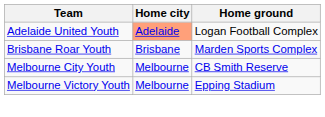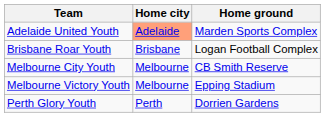(256, 31) Logan Football Complex -> (256, 31) Marden Sports Complex
(256, 49) Marden Sports Complex -> (256, 49) Logan Football Complex
+ row: (51, 103)
